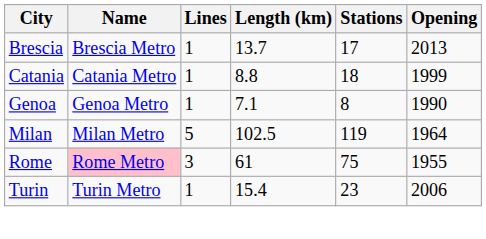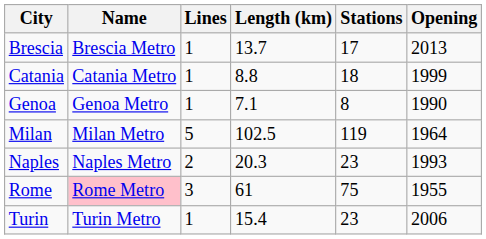+ row: (34, 162)
